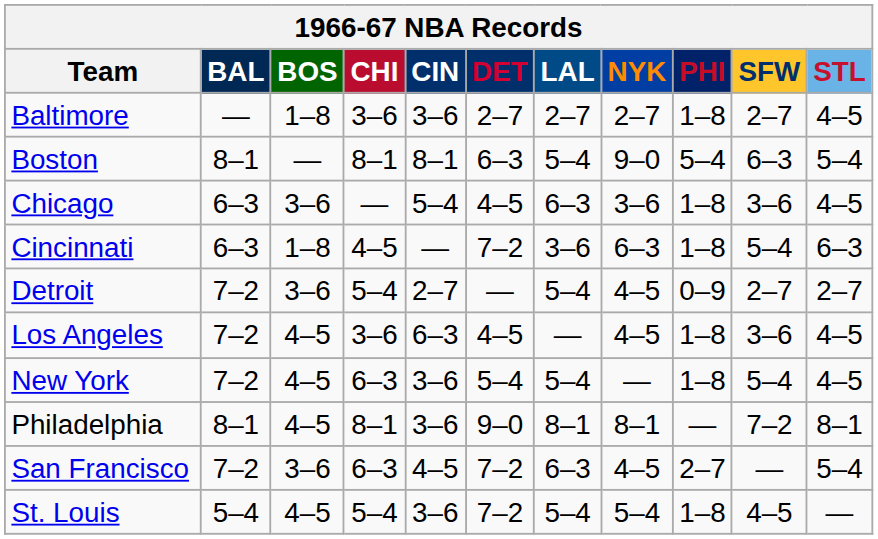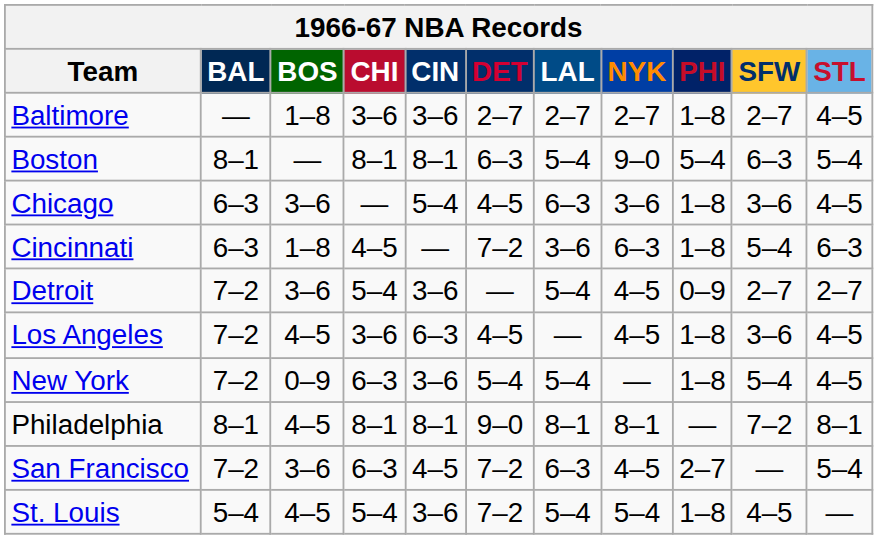(435, 291) 2–7 -> (435, 291) 3–6
(307, 379) 4–5 -> (307, 379) 0–9
(435, 423) 3–6 -> (435, 423) 8–1
